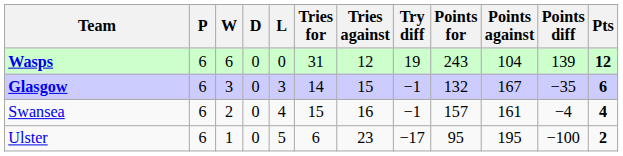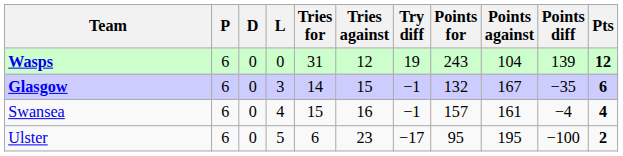- column: (229, 26)
